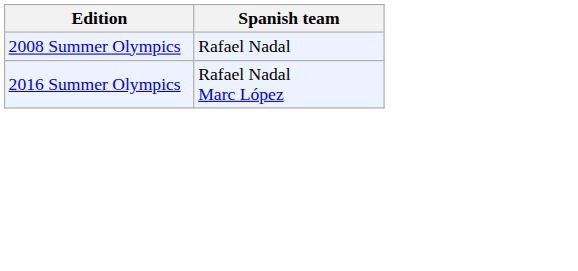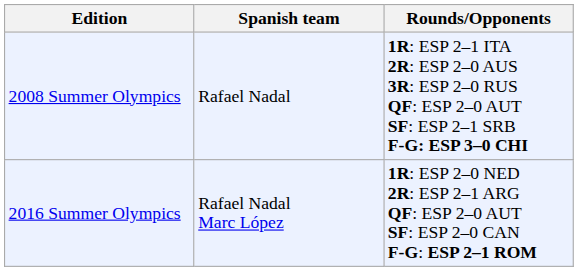+ column: (479, 18)
